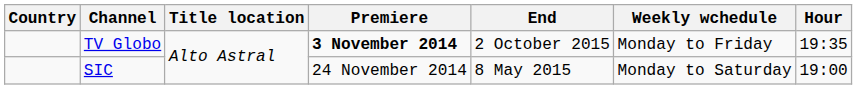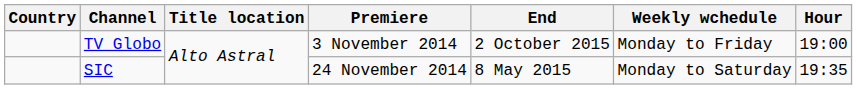(385, 44) bold -> (385, 44) normal
(824, 44) 19:35 -> (824, 44) 19:00
(824, 70) 19:00 -> (824, 70) 19:35
